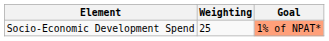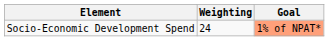(205, 28) 25 -> (205, 28) 24
